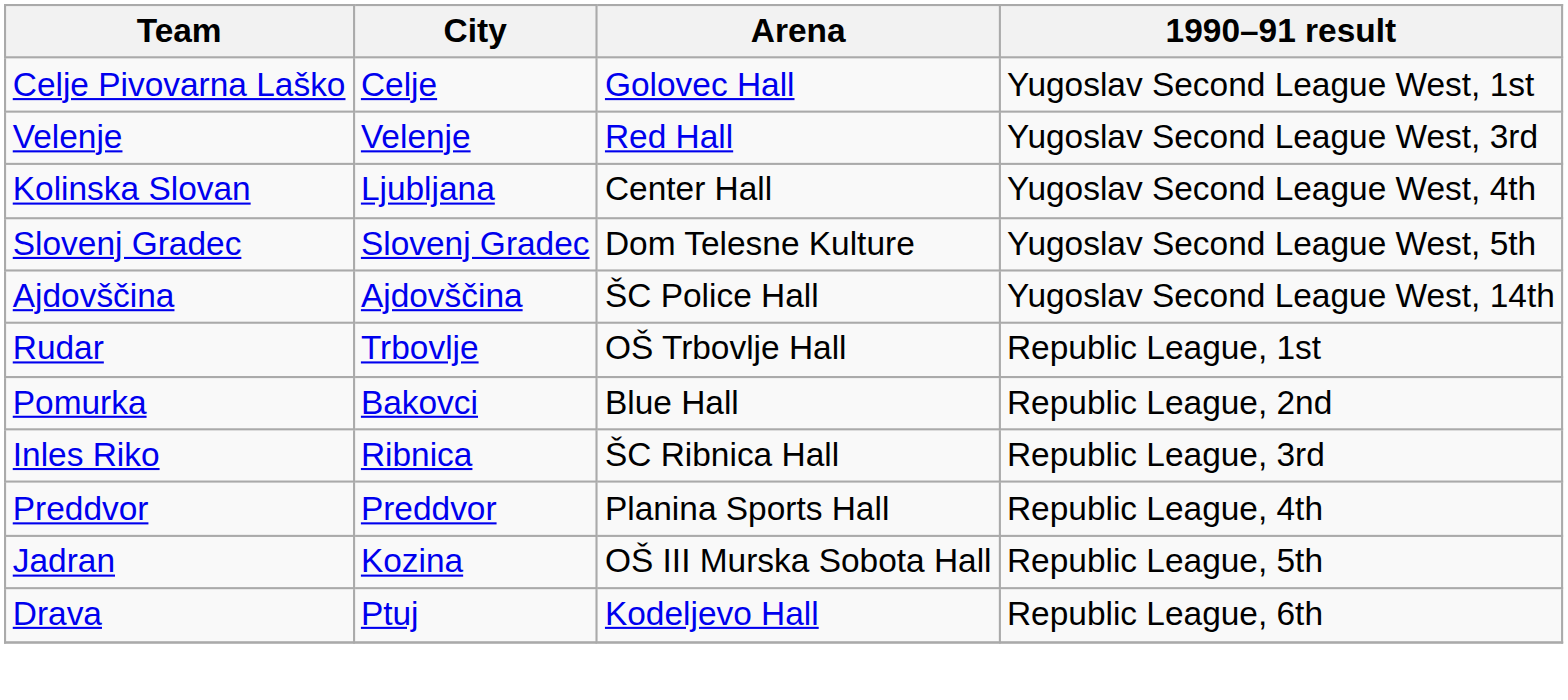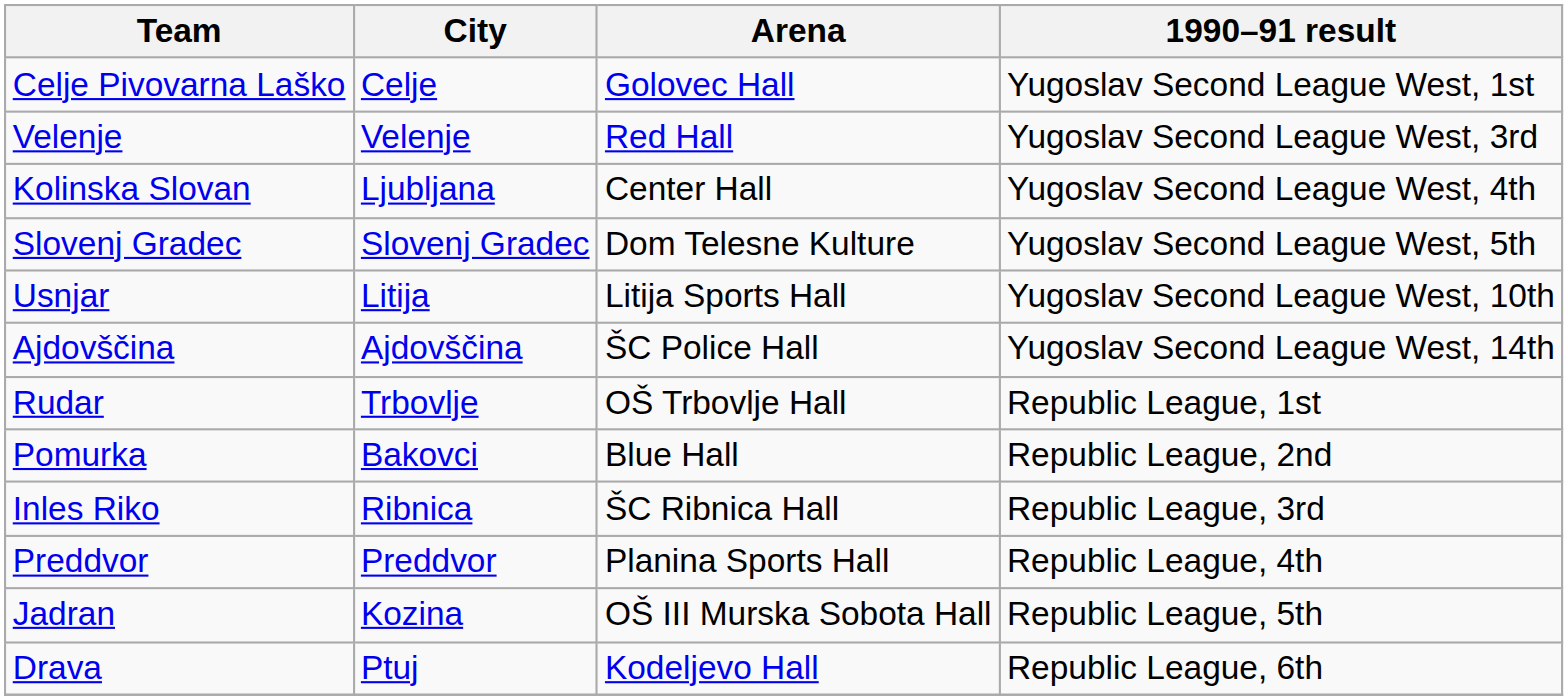+ row: (61, 296)
